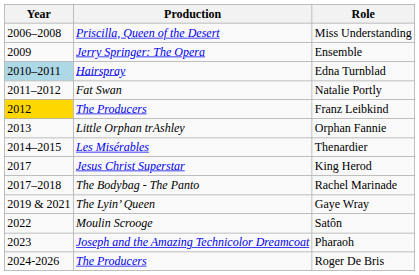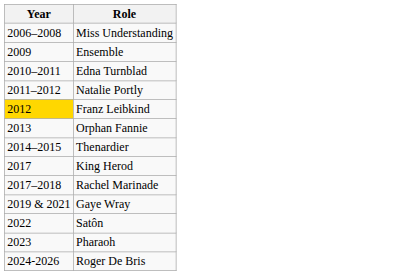- column: (193, 14)
(34, 71) lightblue background -> (34, 71) no background
